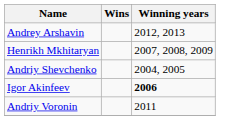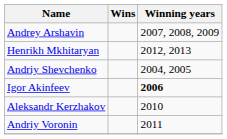(160, 32) 2012, 2013 -> (180, 32) 2007, 2008, 2009
(174, 51) 2007, 2008, 2009 -> (166, 51) 2012, 2013
+ row: (56, 106)
